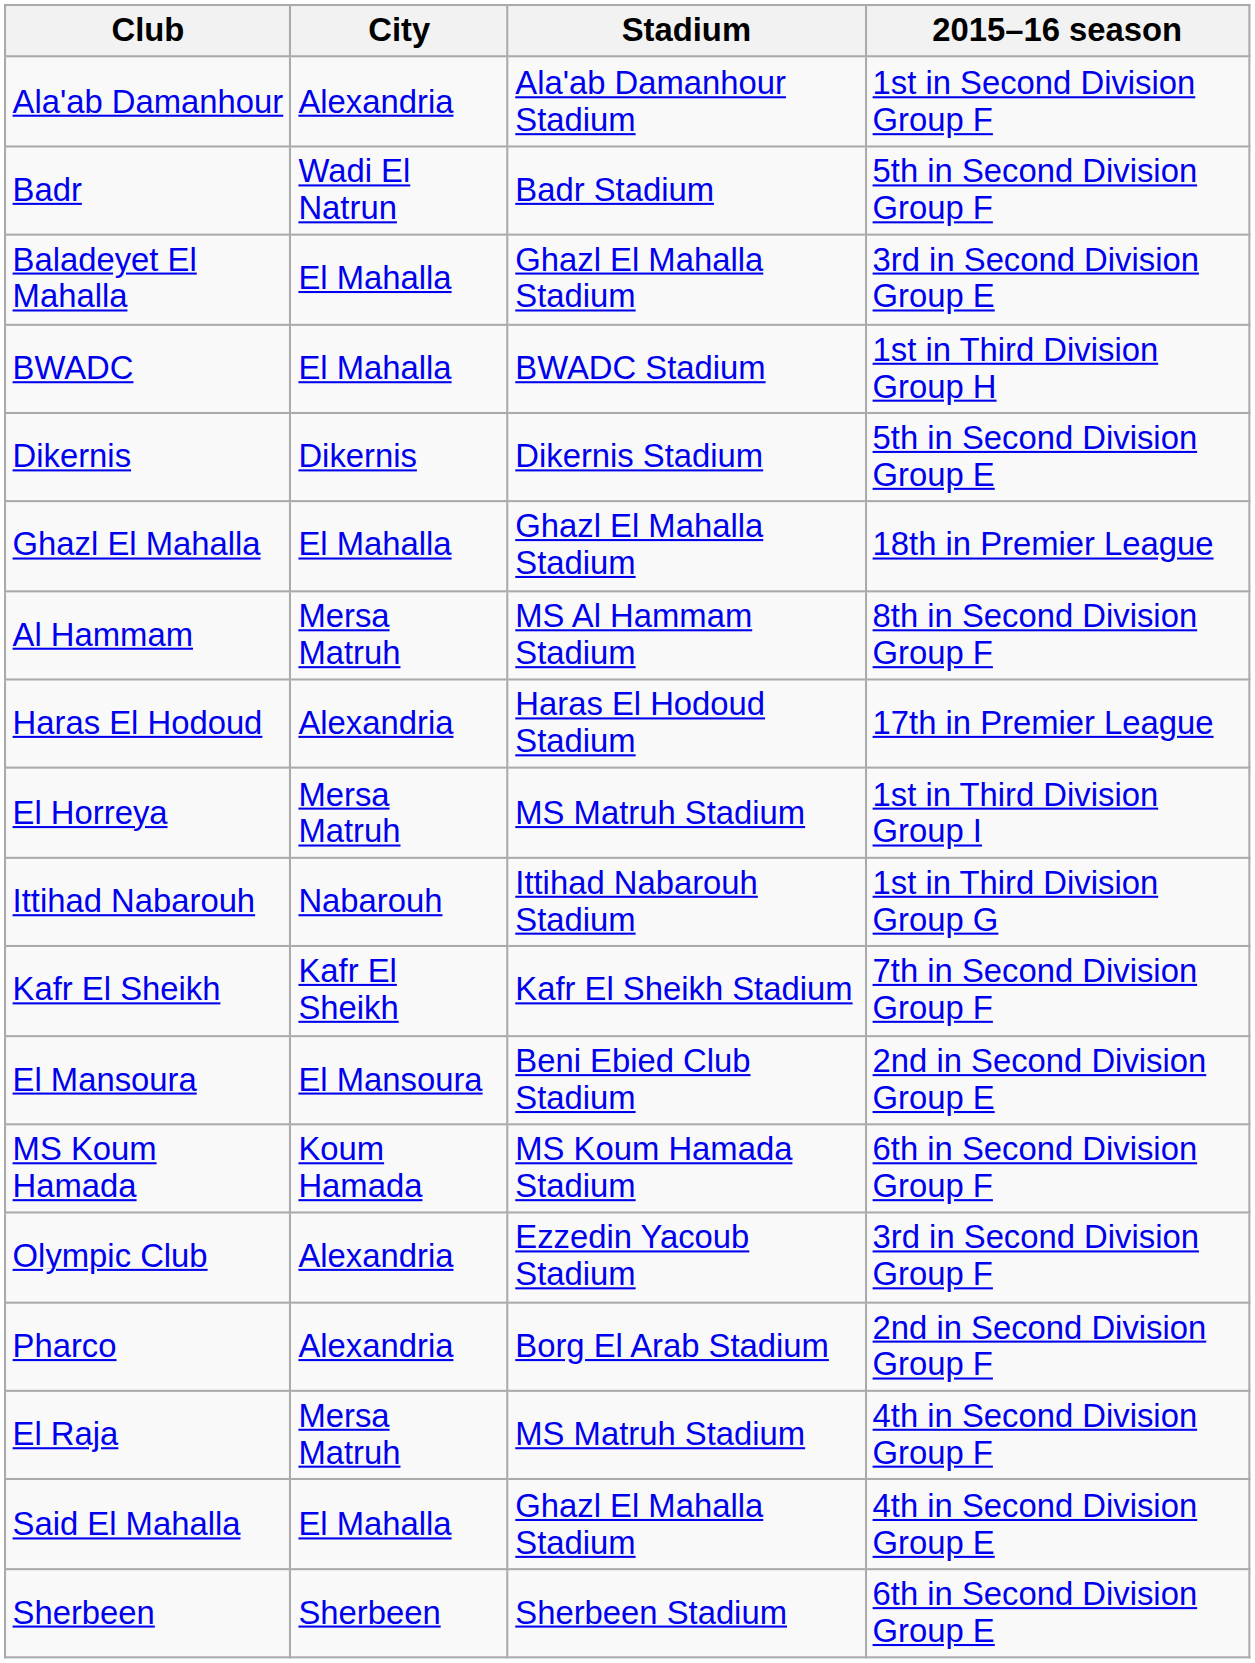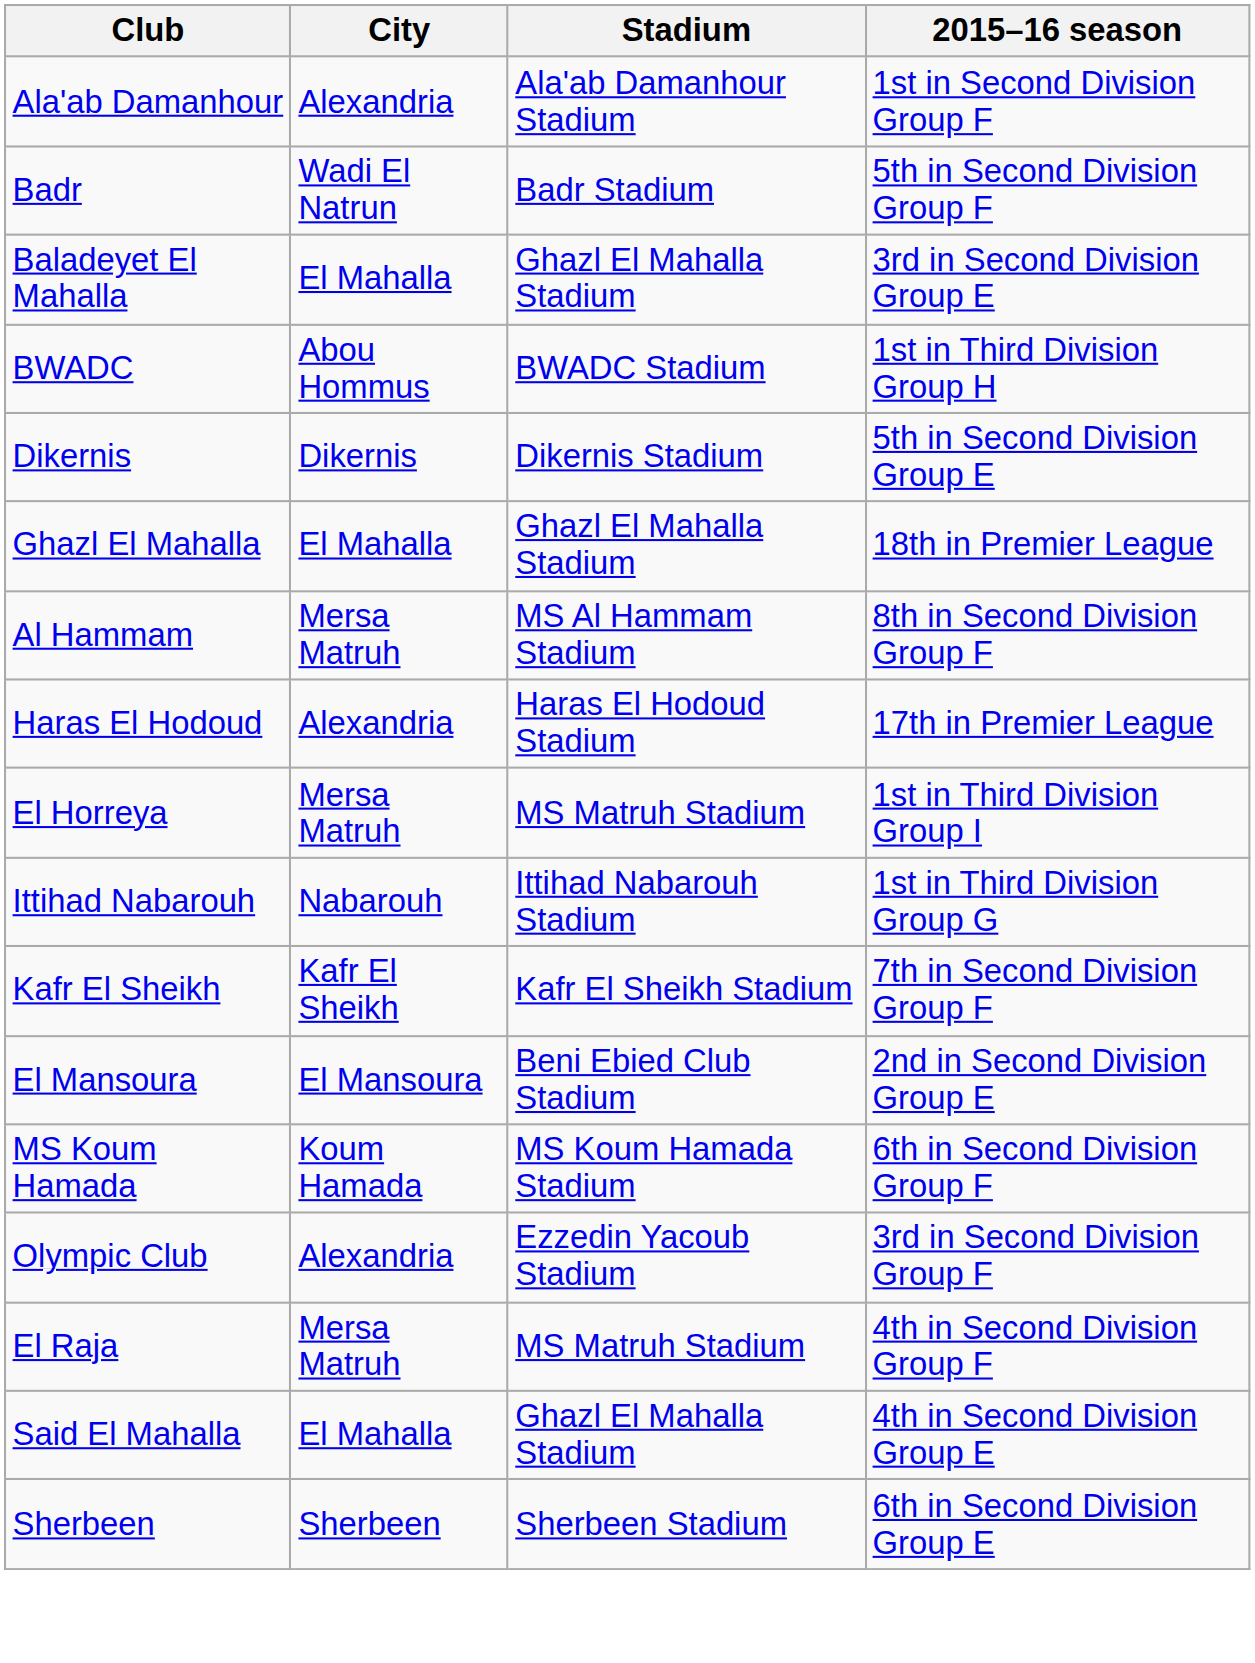(375, 367) El Mahalla -> (364, 367) Abou Hommus
- row: (65, 1345)
